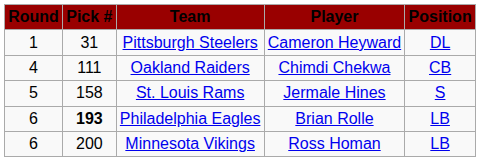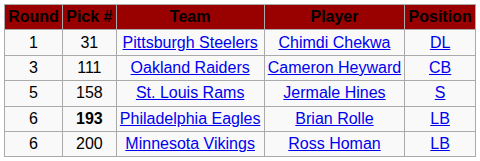(334, 42) Cameron Heyward -> (334, 42) Chimdi Chekwa
(34, 67) 4 -> (34, 67) 3
(334, 67) Chimdi Chekwa -> (334, 67) Cameron Heyward
